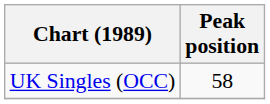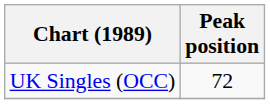(222, 80) 58 -> (222, 80) 72
